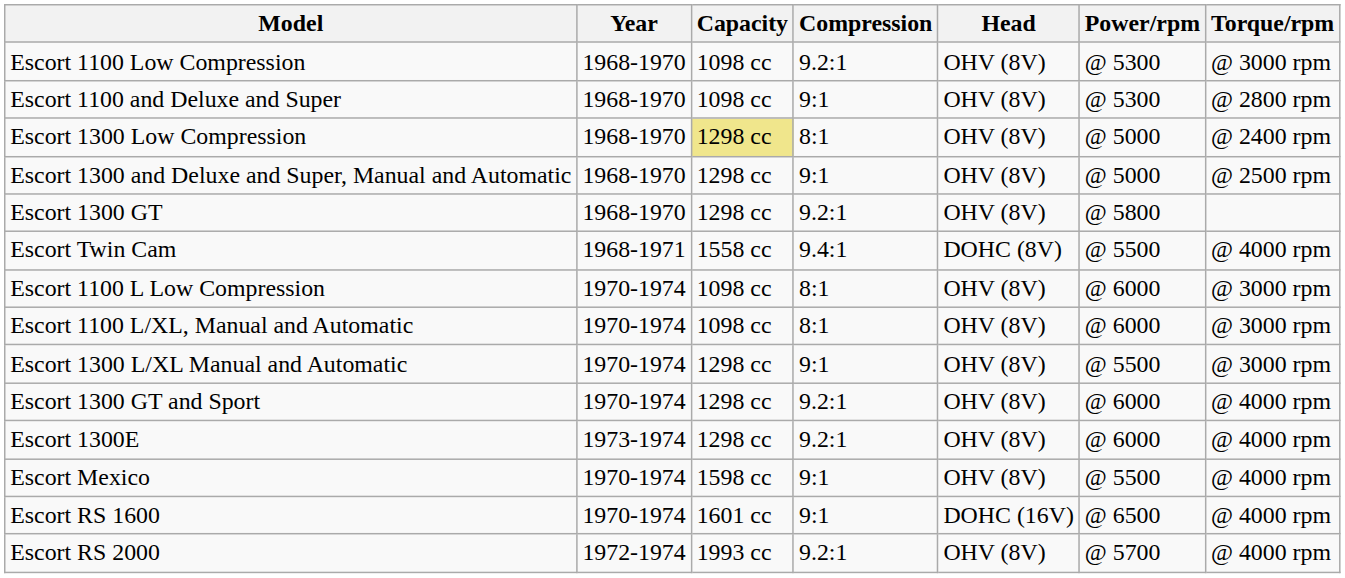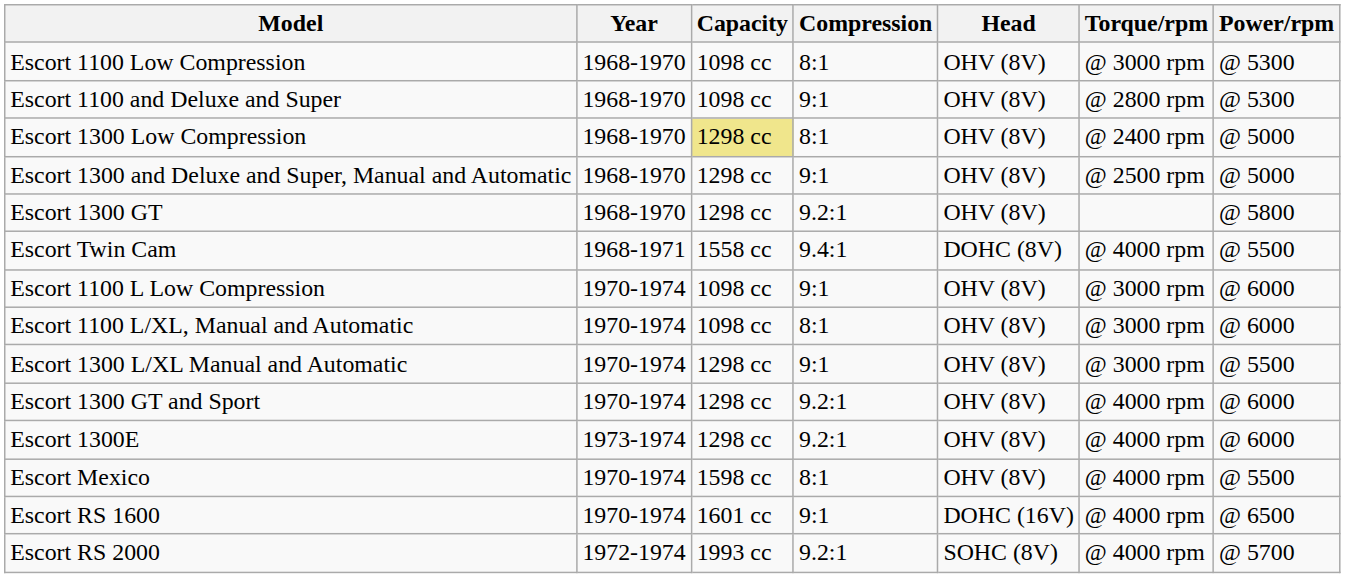columns swapped: (1142, 23) <-> (1273, 23)
(823, 61) 9.2:1 -> (814, 61) 8:1
(814, 288) 8:1 -> (814, 288) 9:1
(814, 477) 9:1 -> (814, 477) 8:1
(994, 552) OHV (8V) -> (1001, 552) SOHC (8V)
